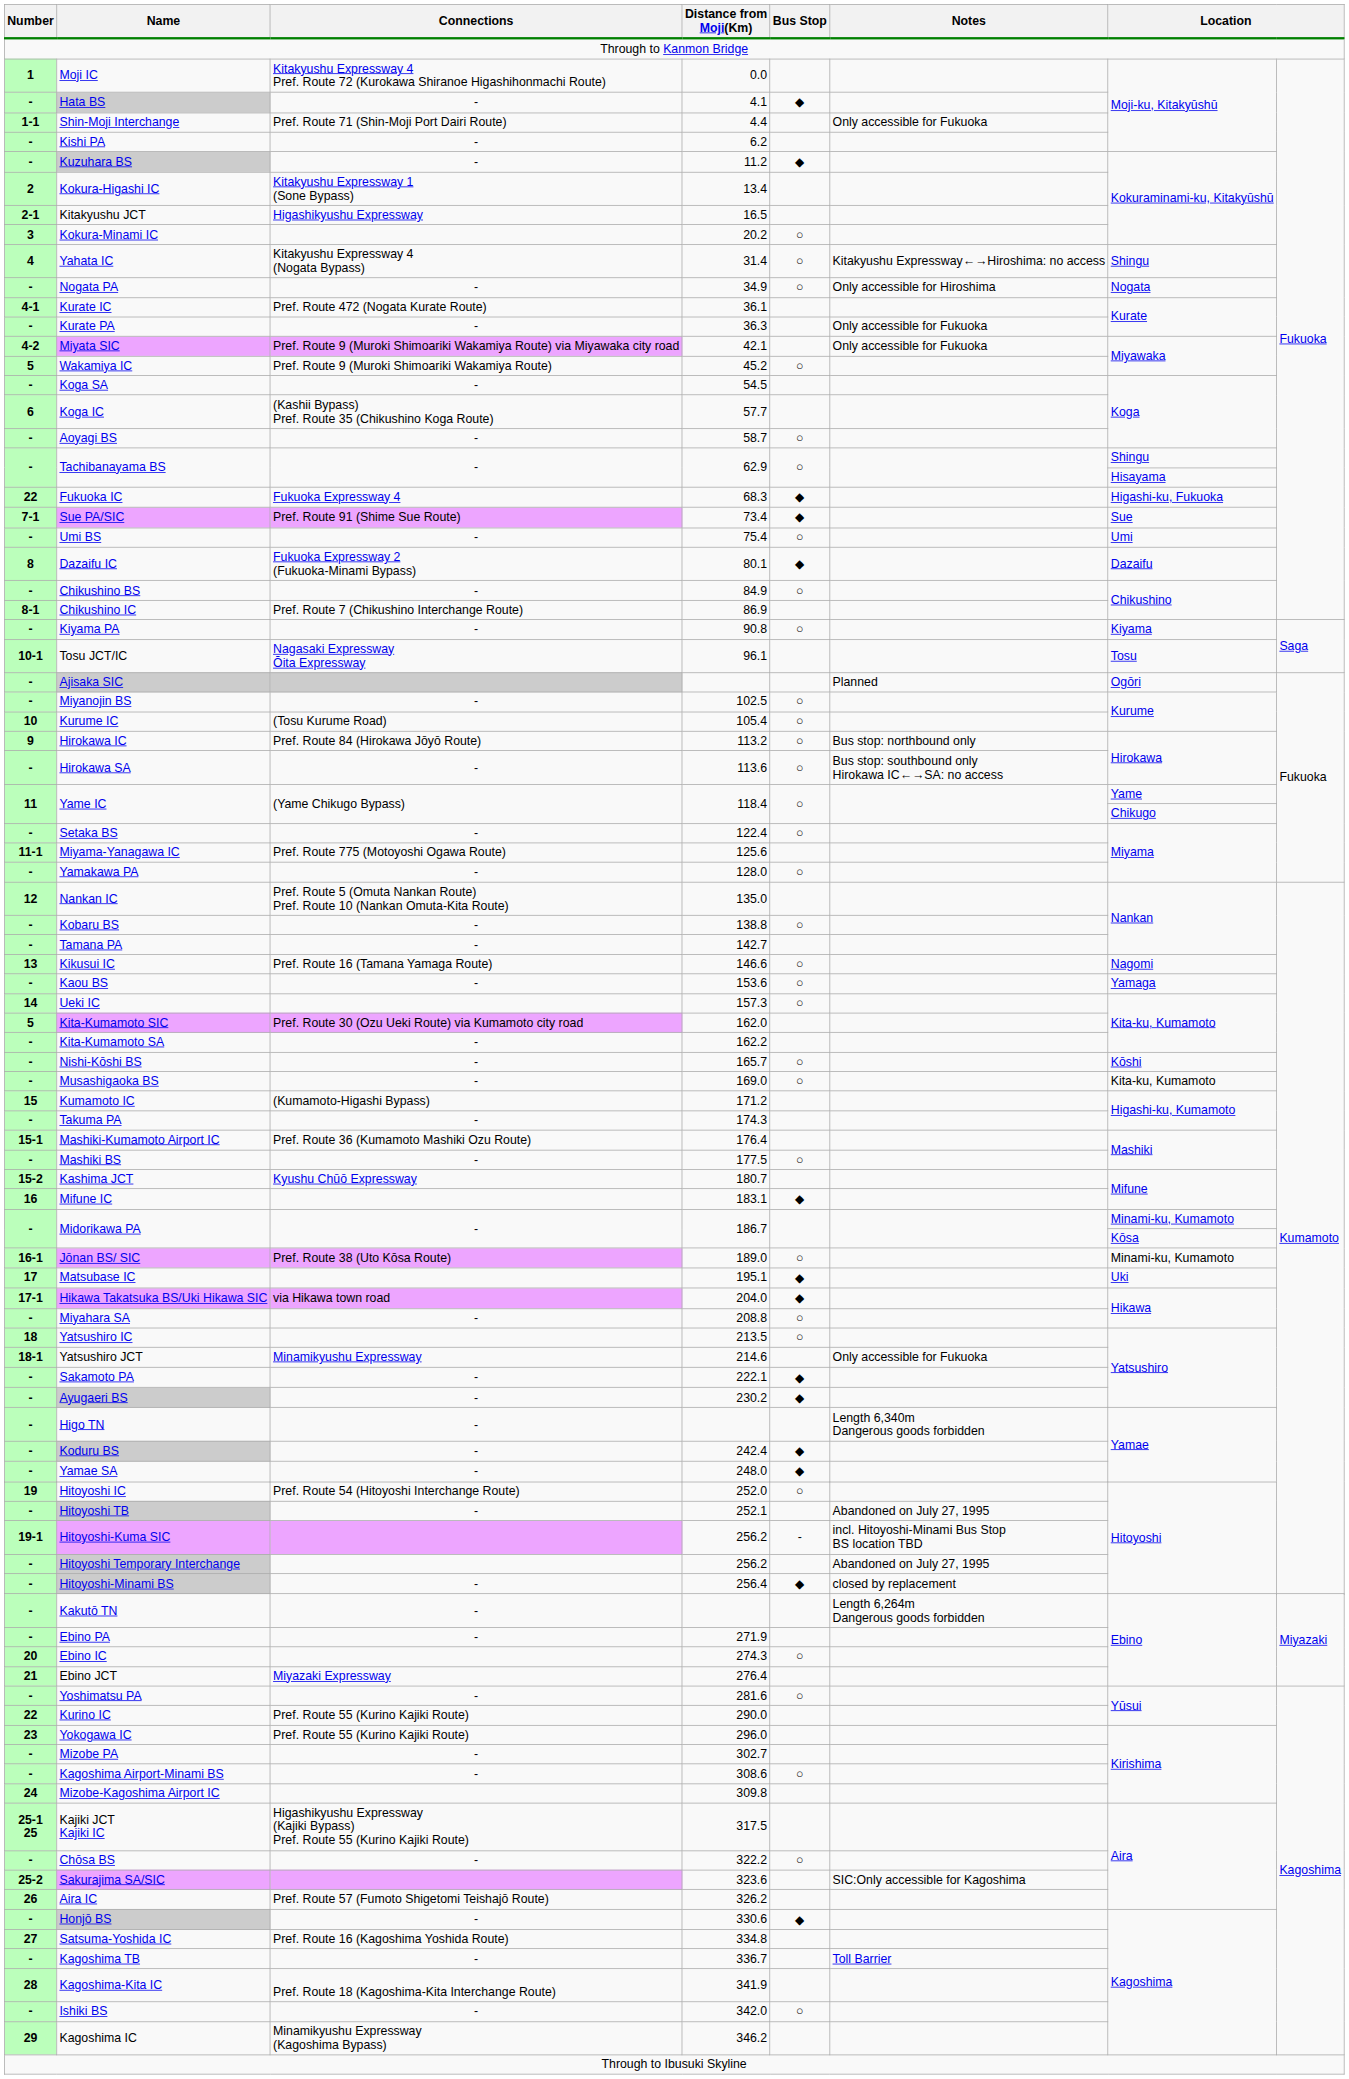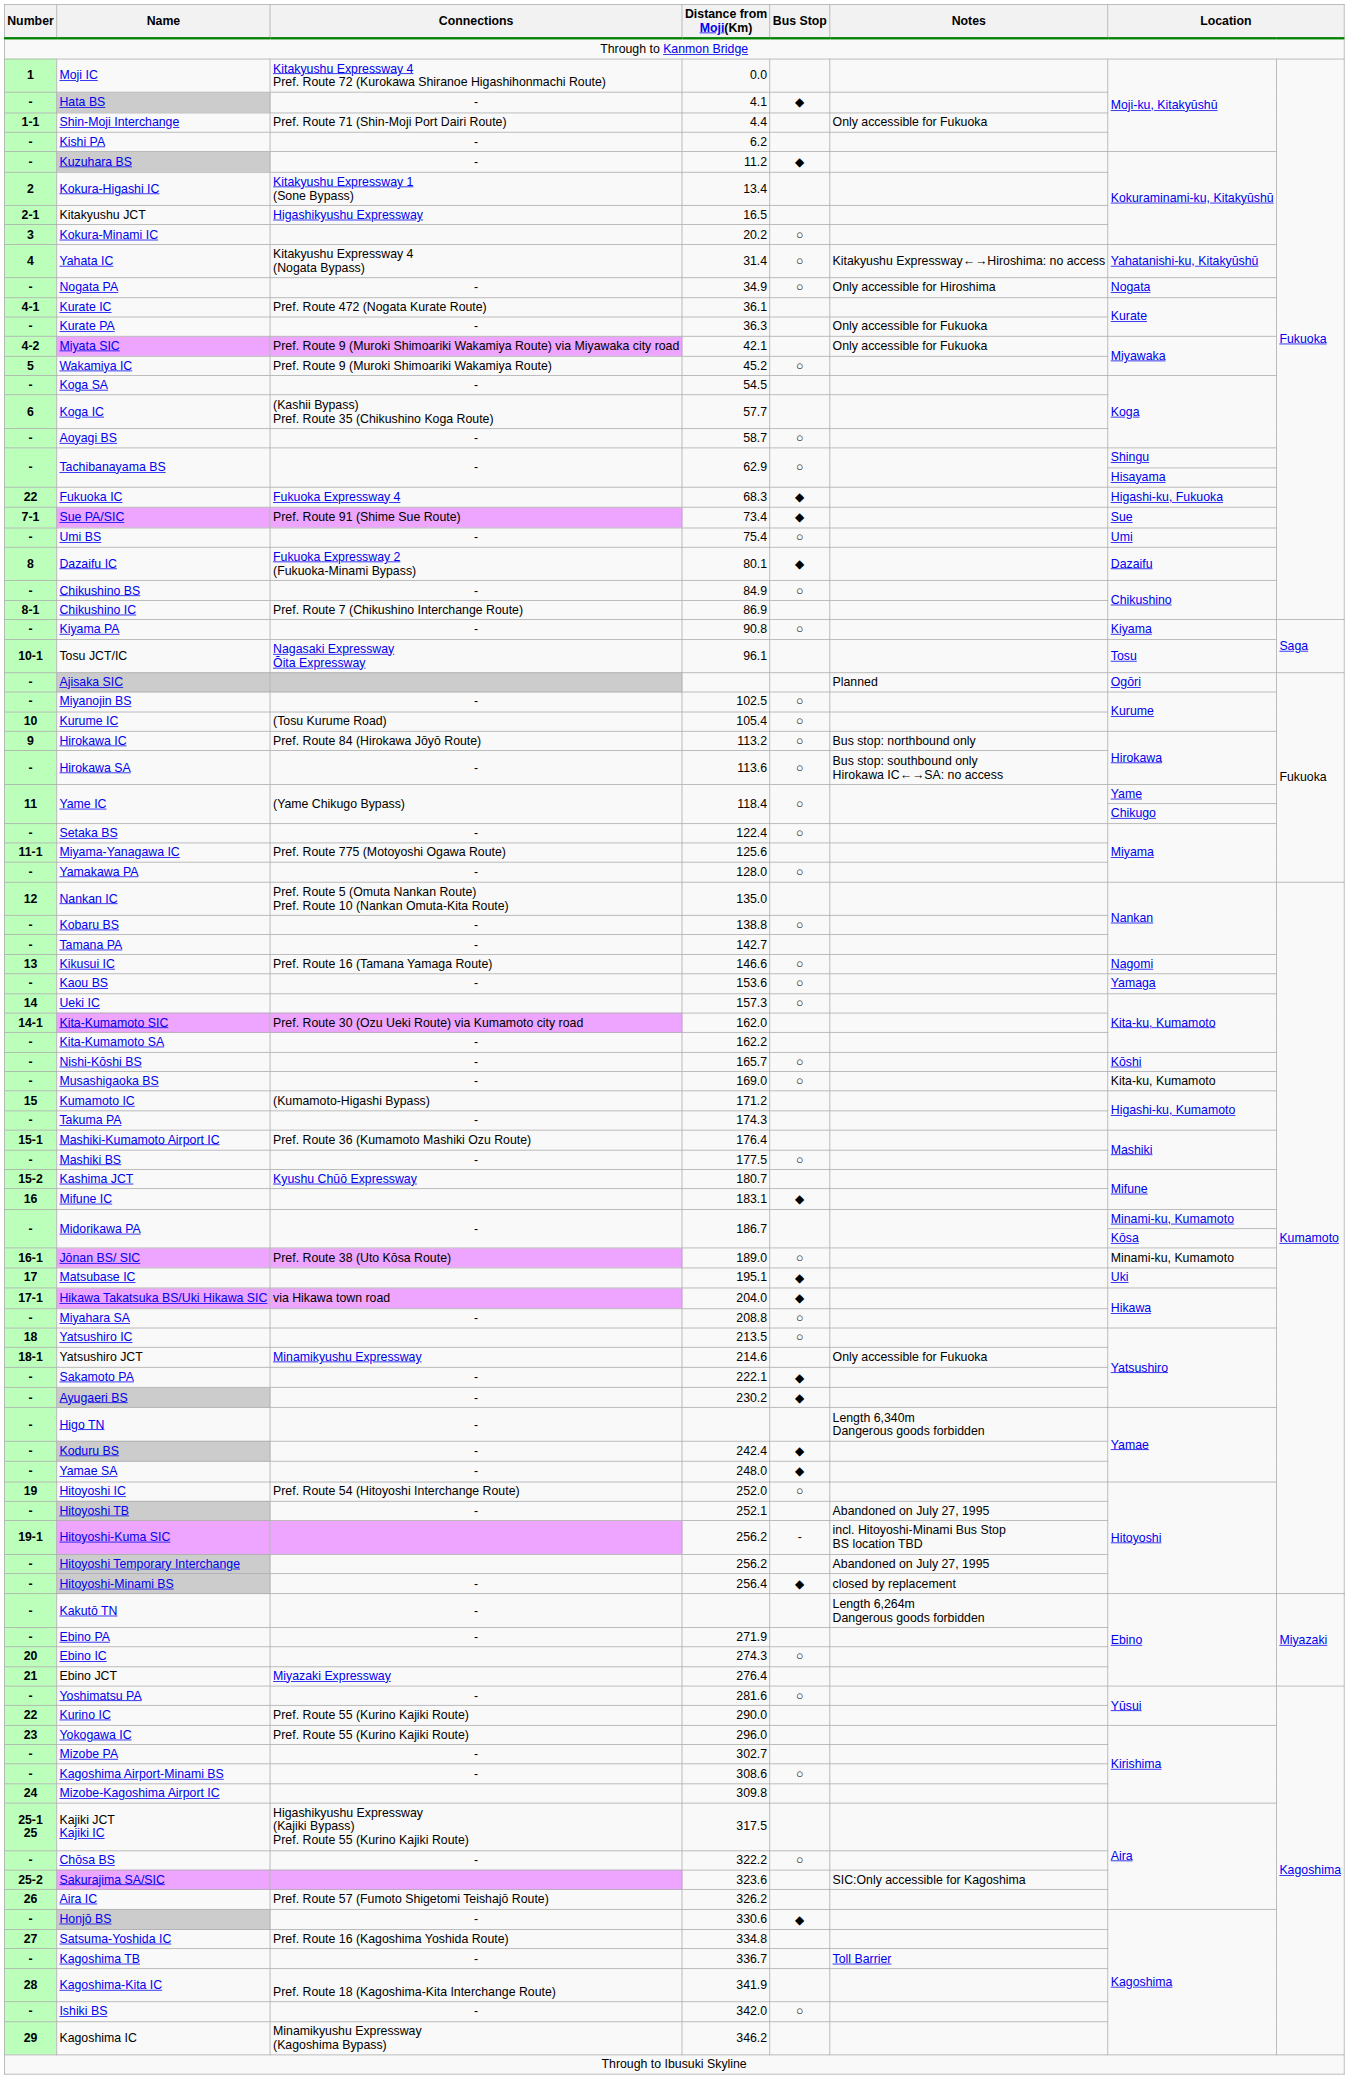(1130, 261) Shingu -> (1185, 261) Yahatanishi-ku, Kitakyūshū
(30, 1022) 5 -> (30, 1022) 14-1
